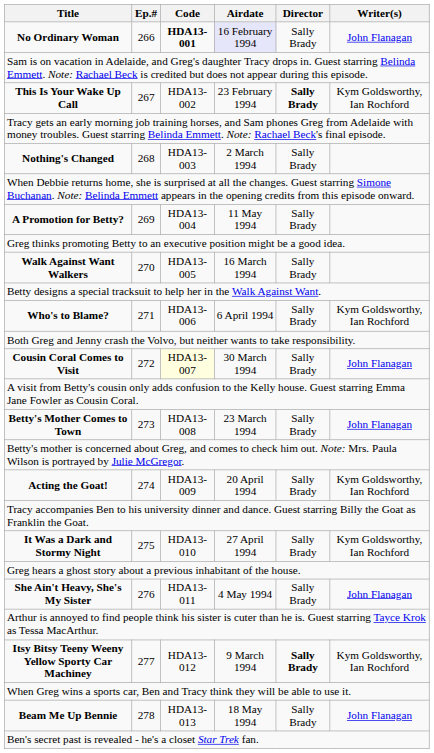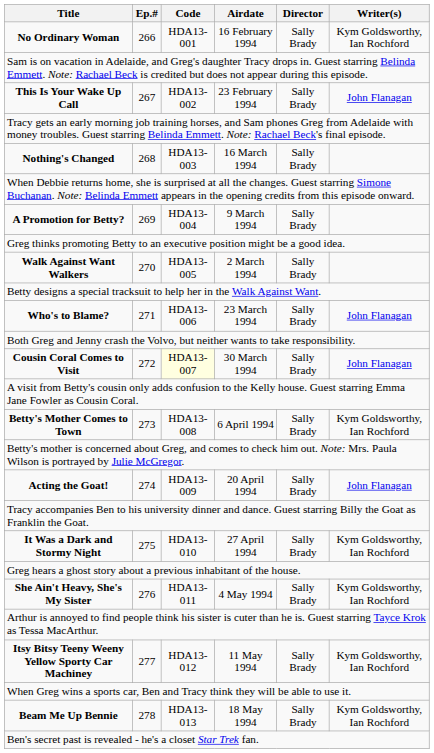(187, 37) bold -> (188, 37) normal
(245, 37) lavender background -> (245, 37) no background
(379, 37) John Flanagan -> (379, 37) Kym Goldsworthy, Ian Rochford
(303, 98) bold -> (303, 98) normal
(379, 98) Kym Goldsworthy, Ian Rochford -> (379, 98) John Flanagan
(245, 158) 2 March 1994 -> (245, 158) 16 March 1994
(245, 219) 11 May 1994 -> (245, 219) 9 March 1994
(245, 267) 16 March 1994 -> (245, 267) 2 March 1994
(245, 315) 6 April 1994 -> (245, 315) 23 March 1994
(379, 315) Kym Goldsworthy, Ian Rochford -> (379, 315) John Flanagan
(245, 424) 23 March 1994 -> (245, 424) 6 April 1994
(379, 424) John Flanagan -> (379, 424) Kym Goldsworthy, Ian Rochford
(379, 485) Kym Goldsworthy, Ian Rochford -> (379, 485) John Flanagan
(379, 594) John Flanagan -> (379, 594) Kym Goldsworthy, Ian Rochford
(245, 661) 9 March 1994 -> (245, 661) 11 May 1994
(303, 661) bold -> (303, 661) normal
(379, 715) John Flanagan -> (379, 715) Kym Goldsworthy, Ian Rochford
